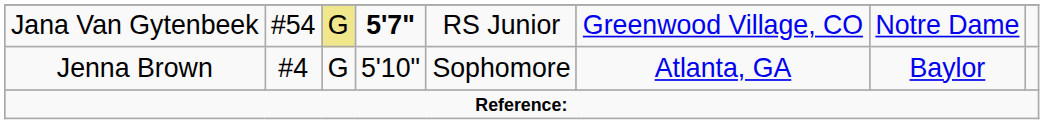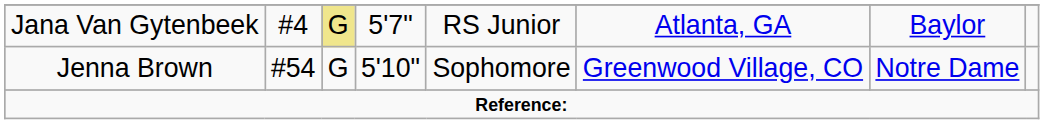(293, 25) #54 -> (293, 25) #4
(391, 25) bold -> (391, 25) normal
(723, 25) Greenwood Village, CO -> (723, 25) Atlanta, GA
(947, 25) Notre Dame -> (947, 25) Baylor
(293, 68) #4 -> (293, 68) #54
(723, 68) Atlanta, GA -> (723, 68) Greenwood Village, CO
(947, 68) Baylor -> (947, 68) Notre Dame
